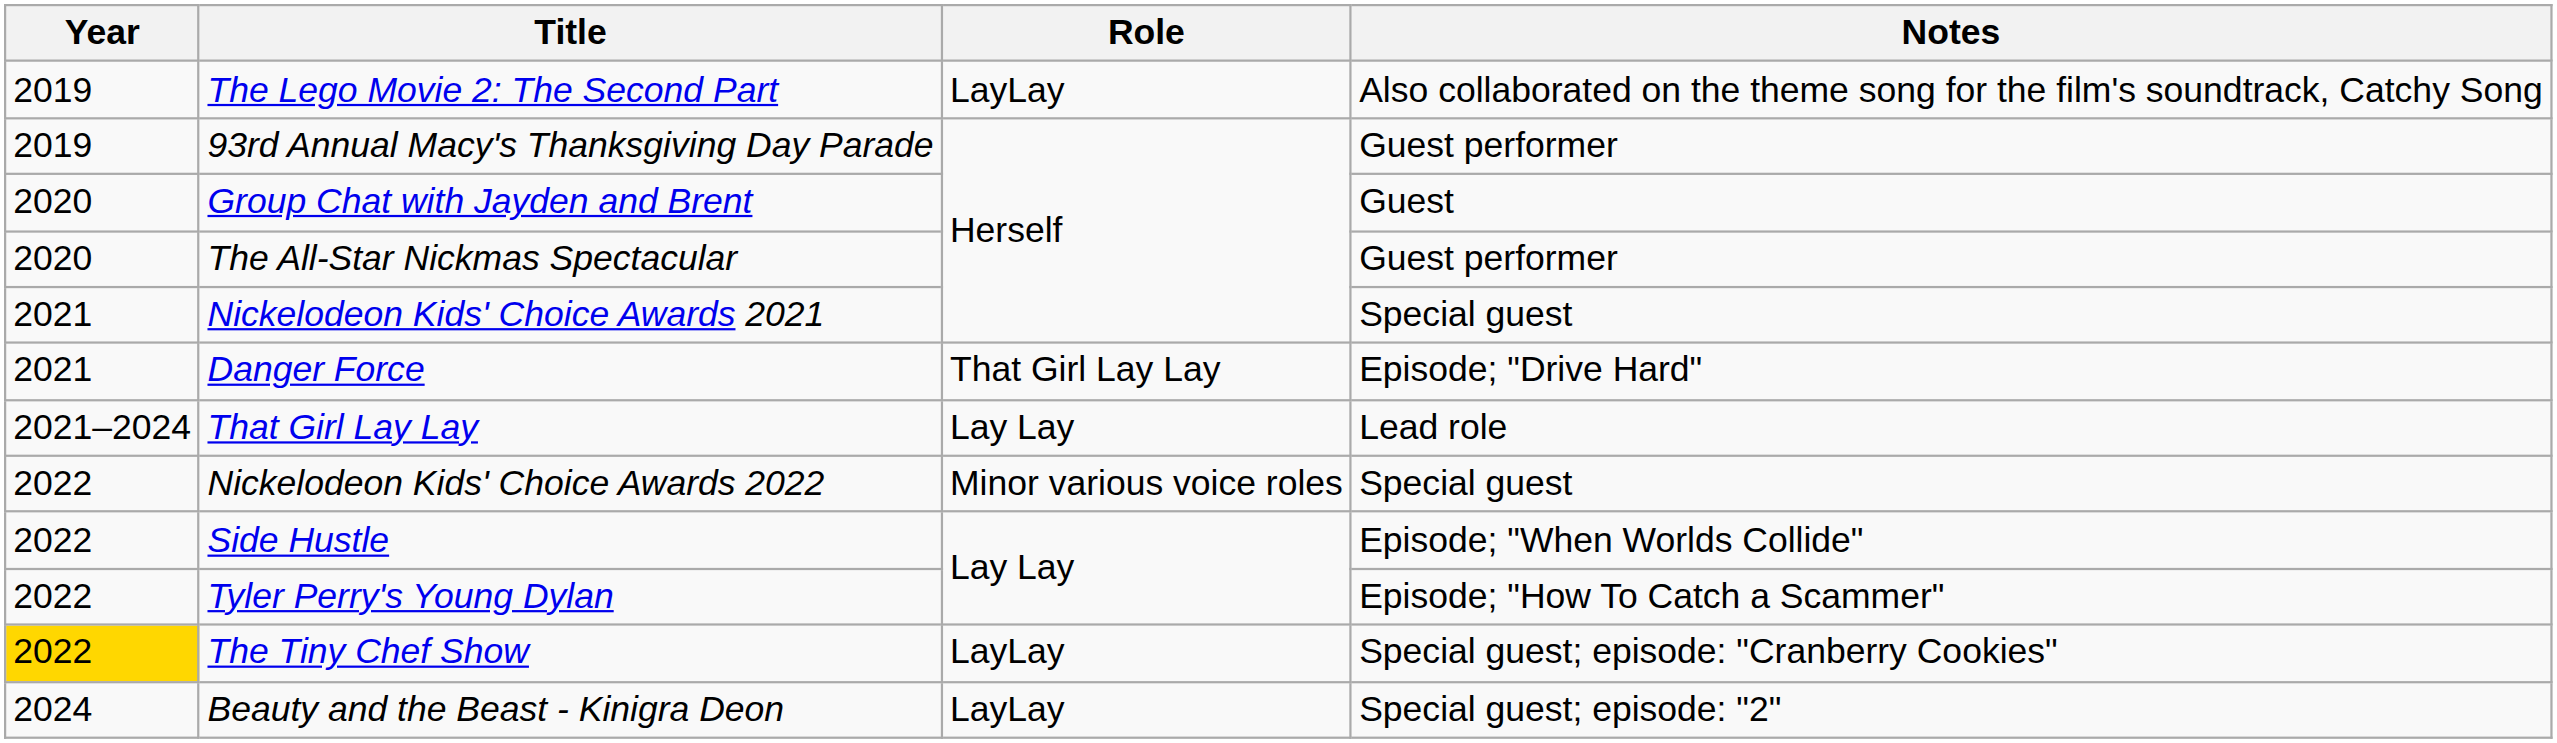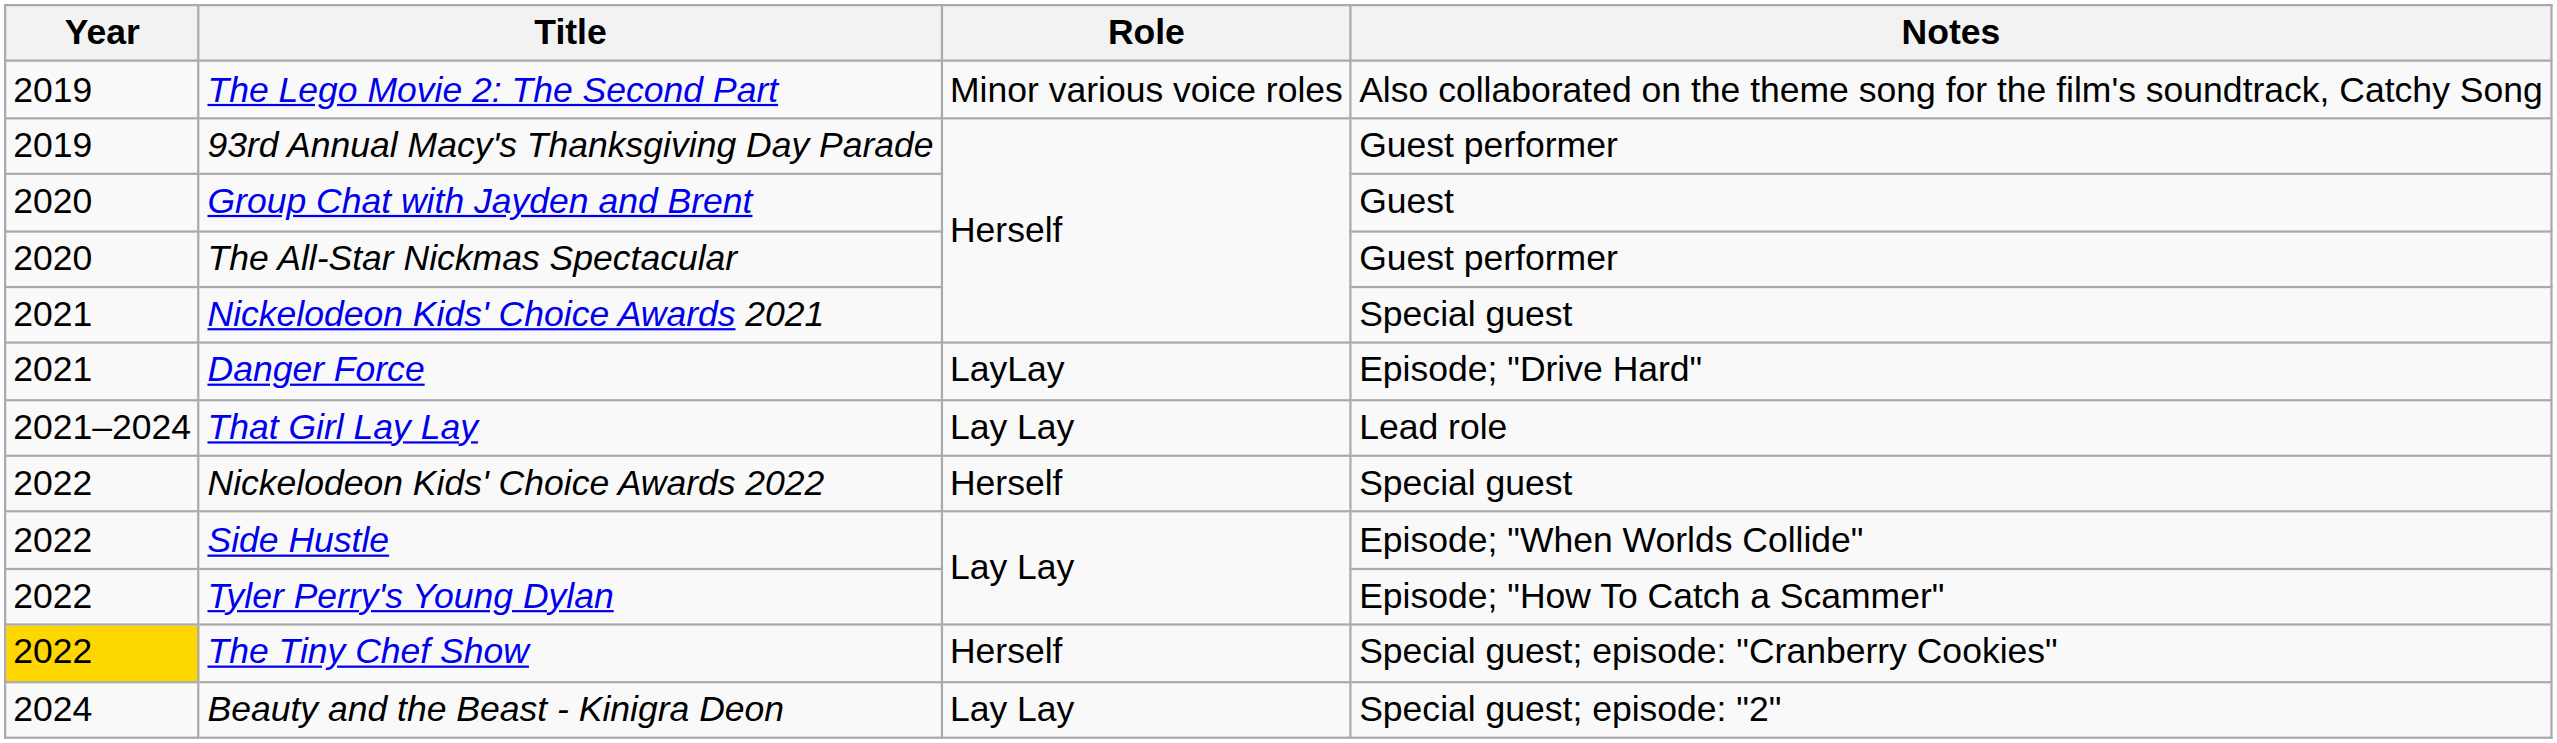(1007, 88) LayLay -> (1146, 88) Minor various voice roles
(1085, 370) That Girl Lay Lay -> (1007, 370) LayLay
(1146, 483) Minor various voice roles -> (1006, 483) Herself
(1007, 652) LayLay -> (1006, 652) Herself
(1007, 708) LayLay -> (1012, 708) Lay Lay
